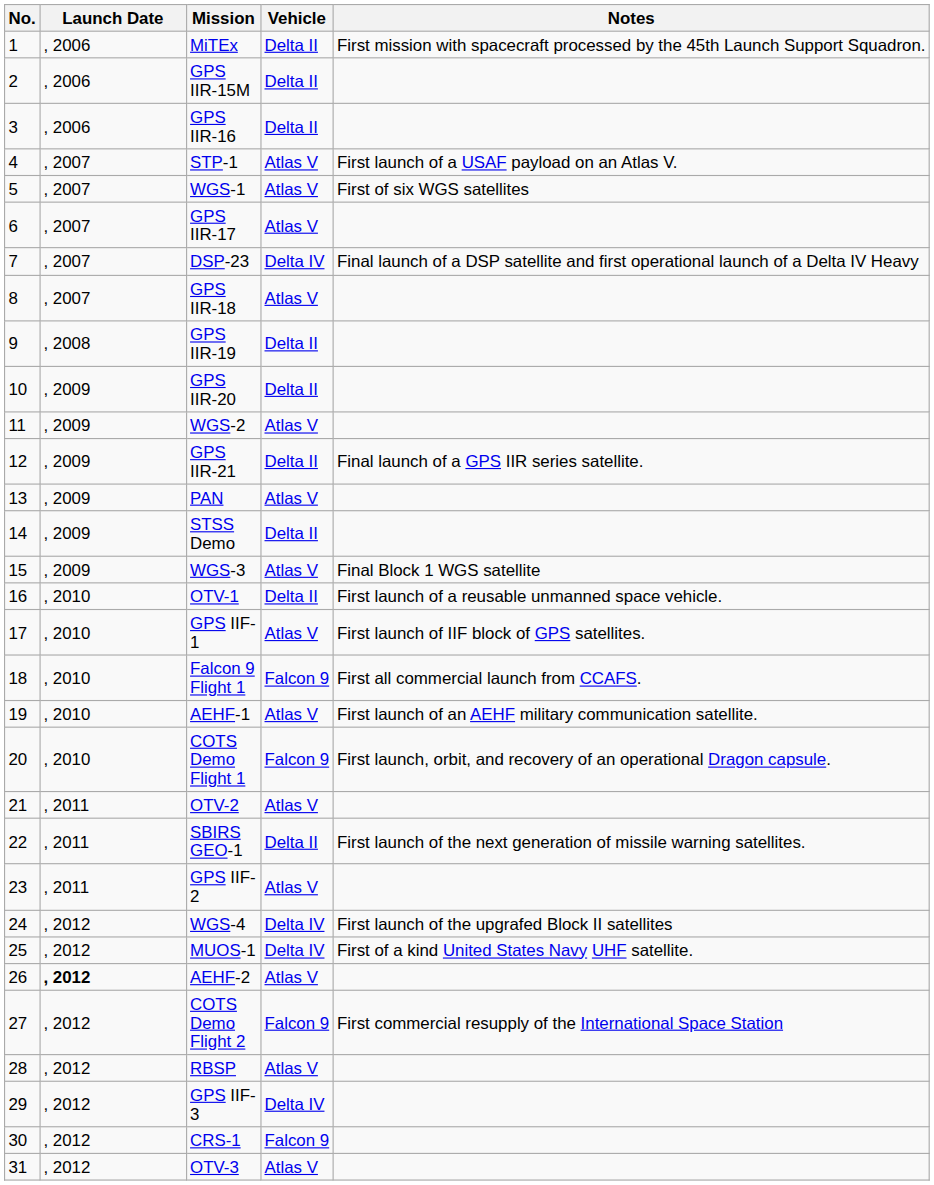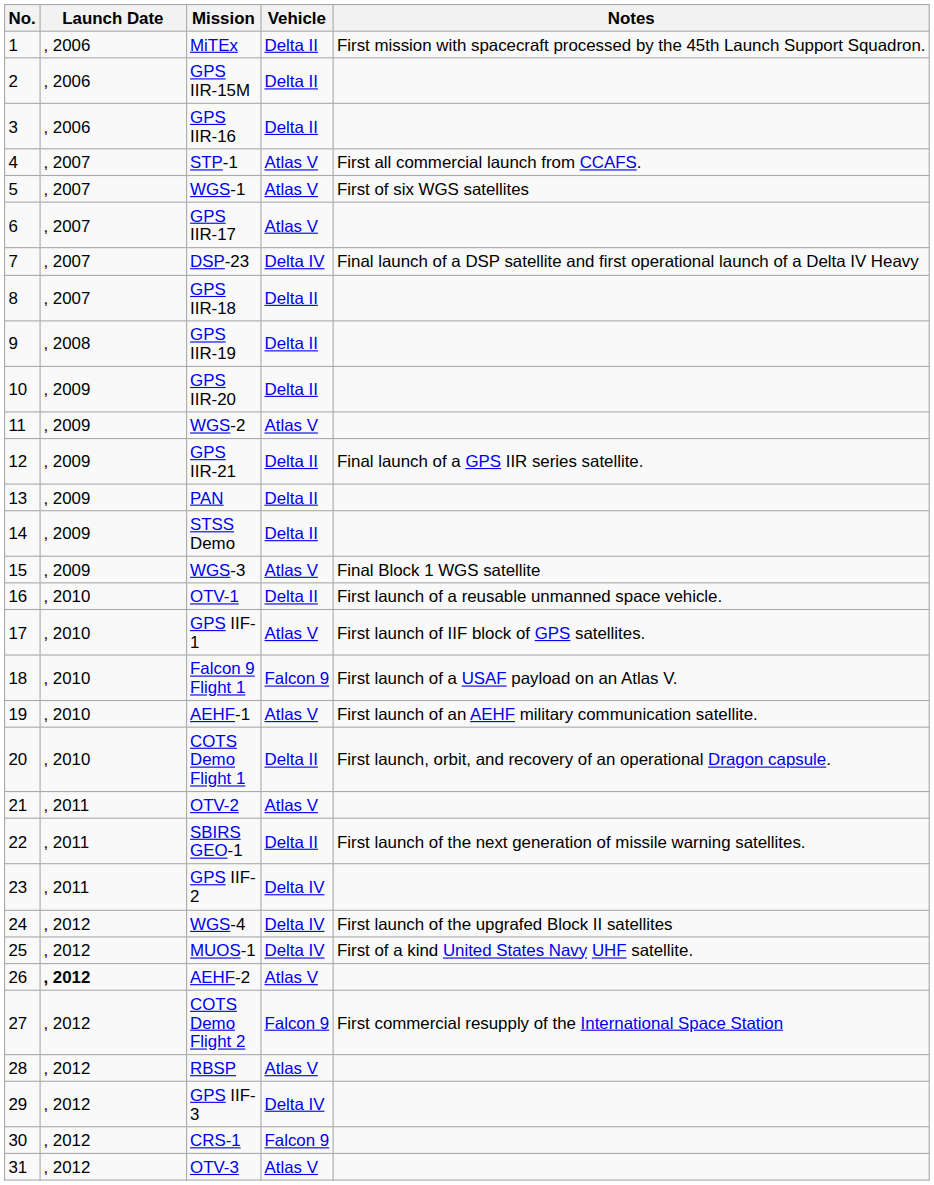(507, 163) First launch of a USAF payload on an Atlas V. -> (489, 163) First all commercial launch from CCAFS.
(291, 298) Atlas V -> (291, 298) Delta II
(291, 497) Atlas V -> (291, 497) Delta II
(489, 678) First all commercial launch from CCAFS. -> (507, 678) First launch of a USAF payload on an Atlas V.
(297, 760) Falcon 9 -> (291, 760) Delta II
(291, 887) Atlas V -> (294, 887) Delta IV
